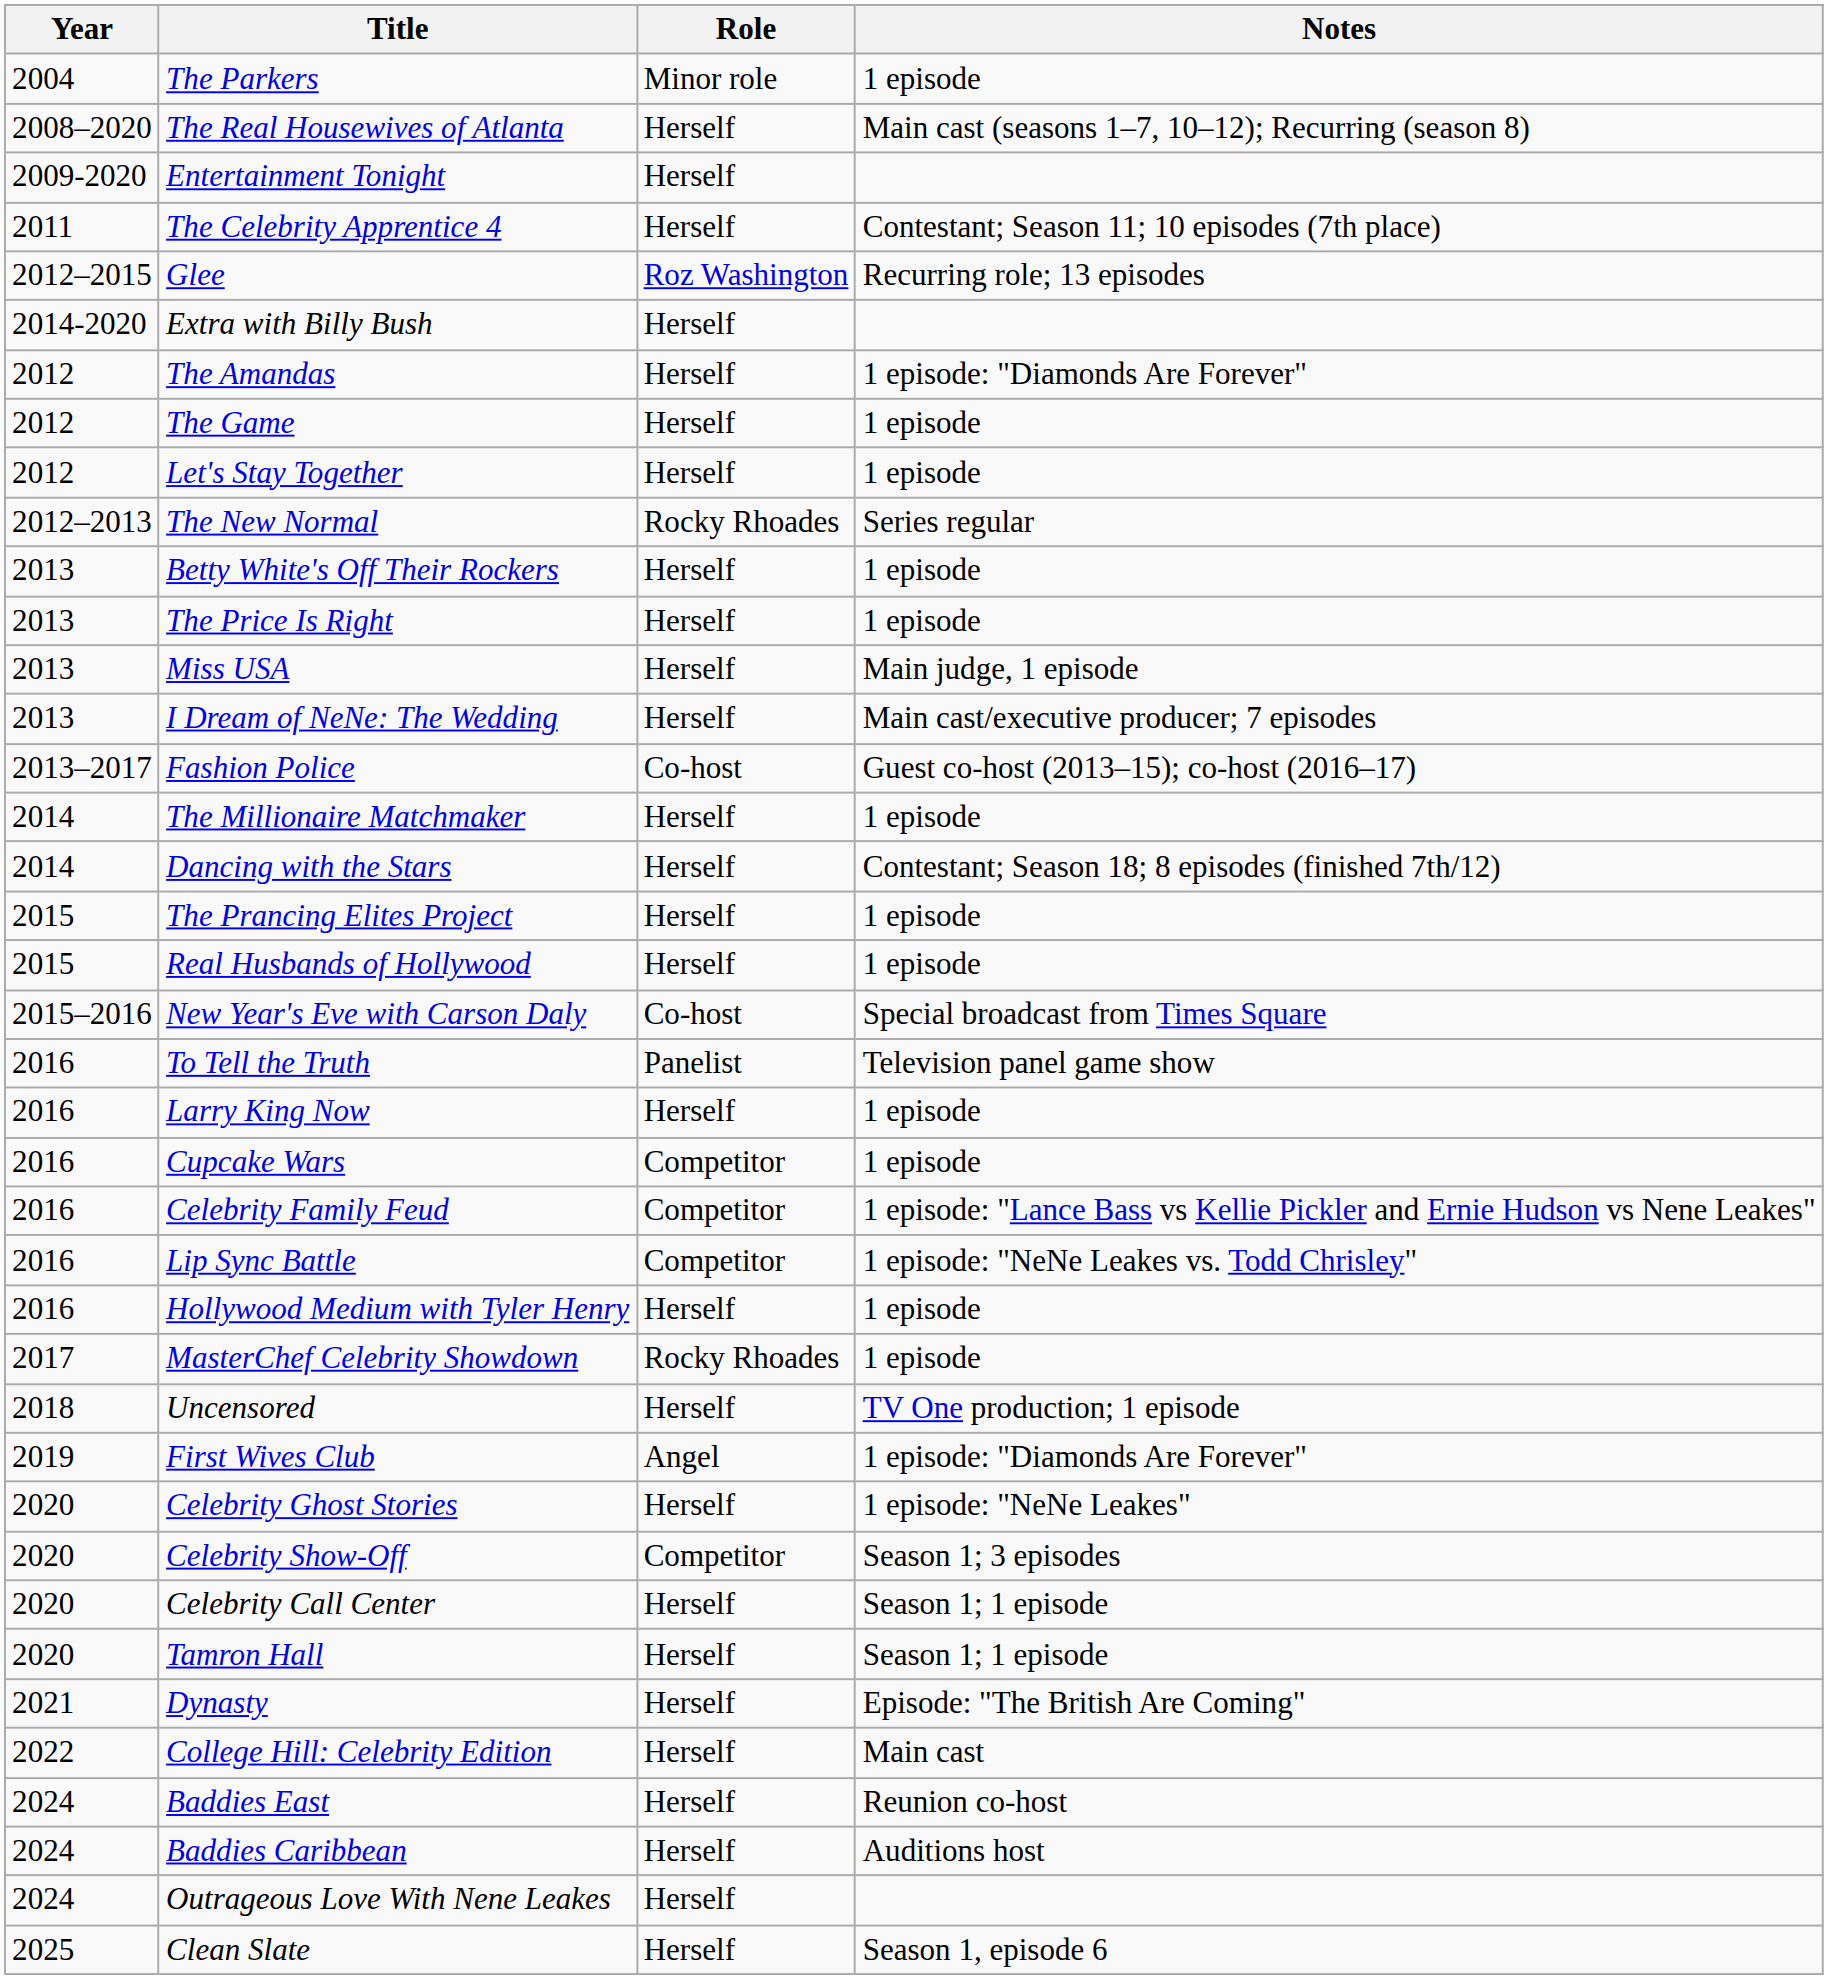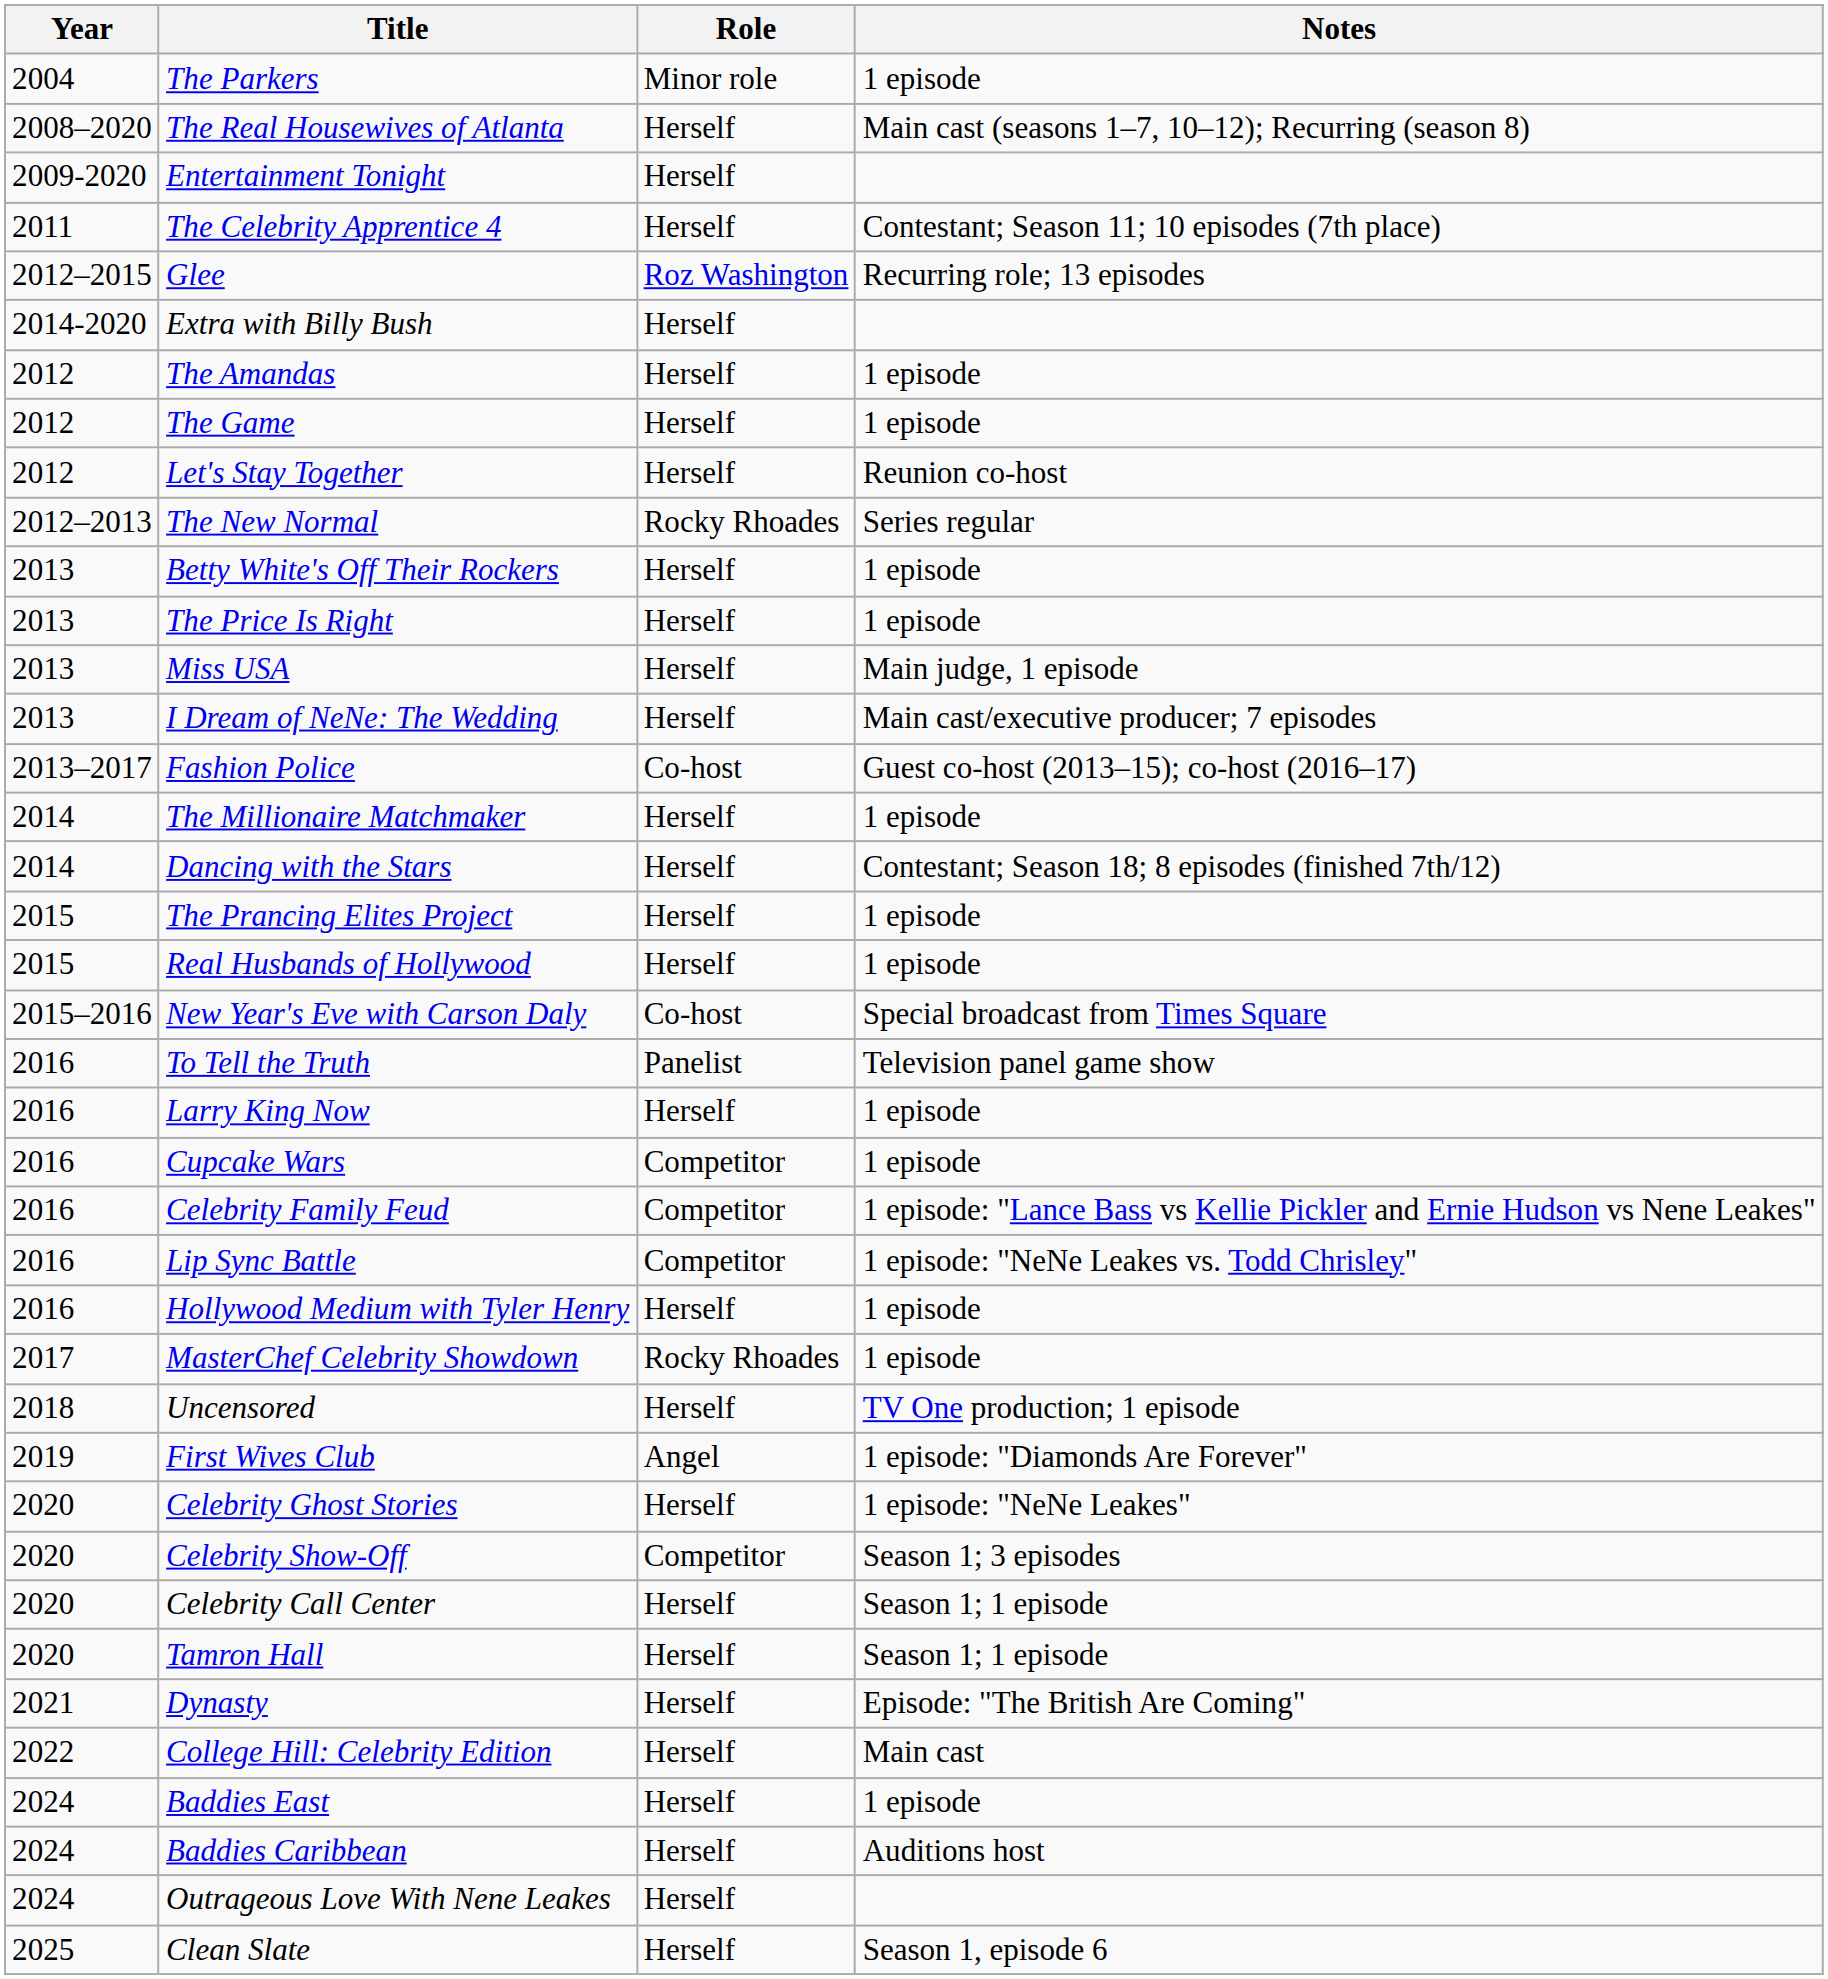(1085, 373) 1 episode: "Diamonds Are Forever" -> (922, 373) 1 episode
(922, 472) 1 episode -> (965, 472) Reunion co-host
(965, 1801) Reunion co-host -> (922, 1801) 1 episode
